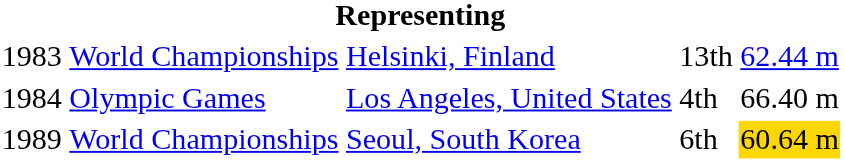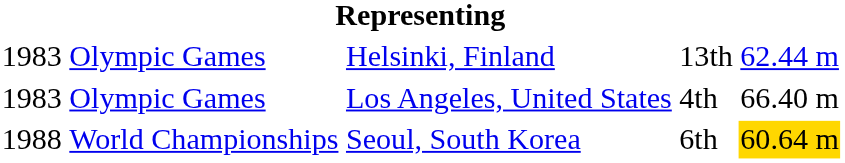(204, 56) World Championships -> (167, 56) Olympic Games
(32, 97) 1984 -> (32, 97) 1983
(32, 139) 1989 -> (32, 139) 1988
